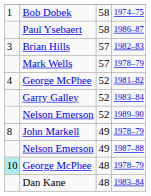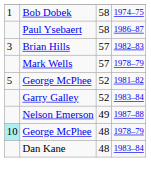(9, 81) 4 -> (9, 81) 5
- row: (58, 115)
- row: (51, 132)
